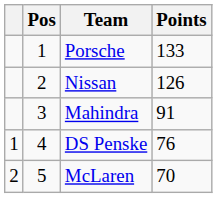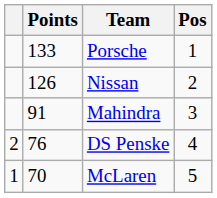columns swapped: (42, 19) <-> (181, 19)
(14, 144) 1 -> (14, 144) 2
(14, 175) 2 -> (14, 175) 1
